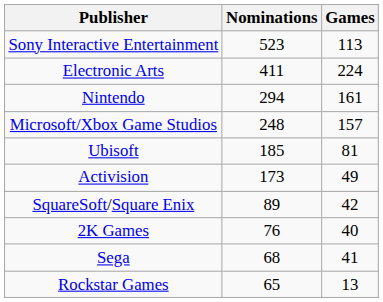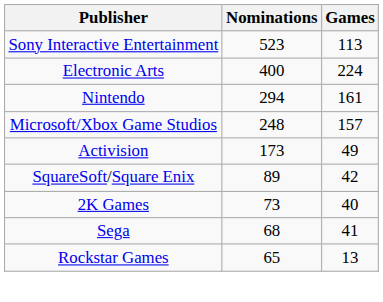(272, 71) 411 -> (272, 71) 400
- row: (113, 151)
(272, 230) 76 -> (272, 204) 73
